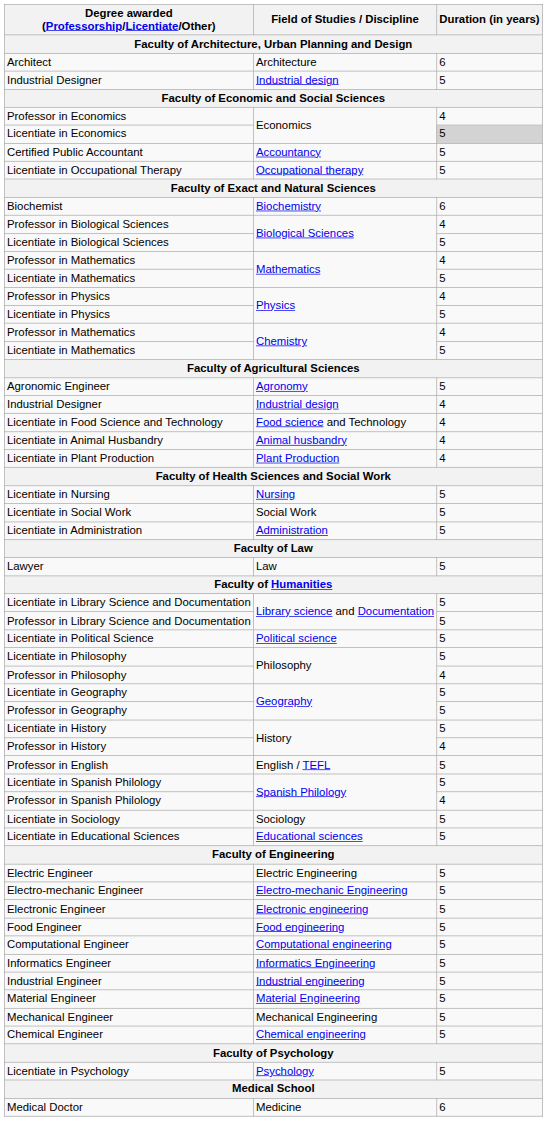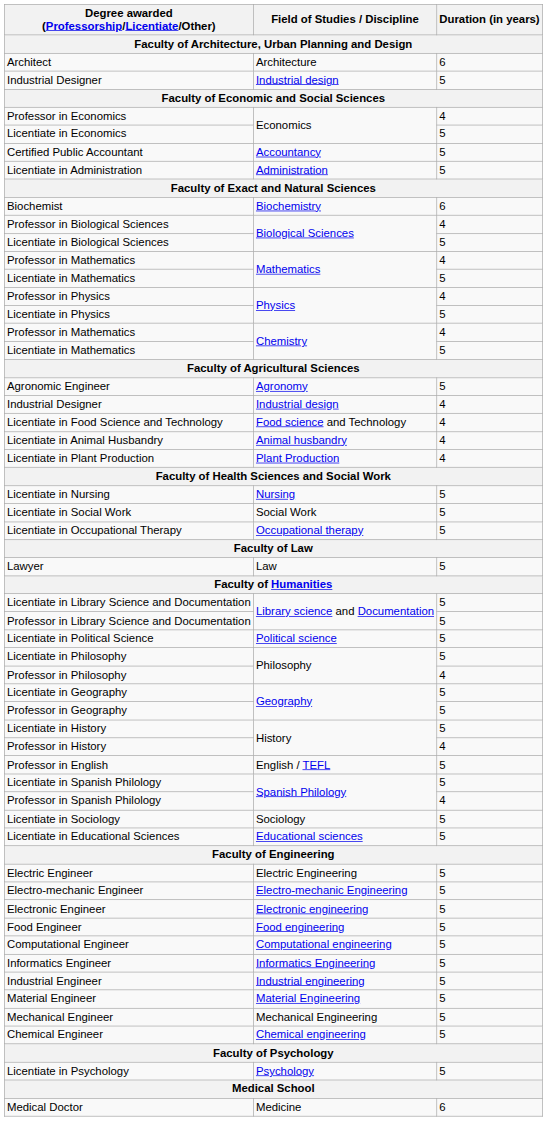(442, 134) lightgrey background -> (442, 134) no background
rows swapped: (75, 530) <-> (94, 170)
